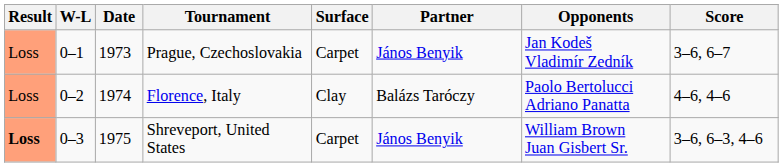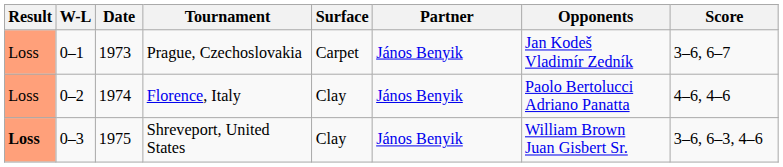(425, 95) Balázs Taróczy -> (419, 95) János Benyik
(337, 139) Carpet -> (331, 139) Clay
